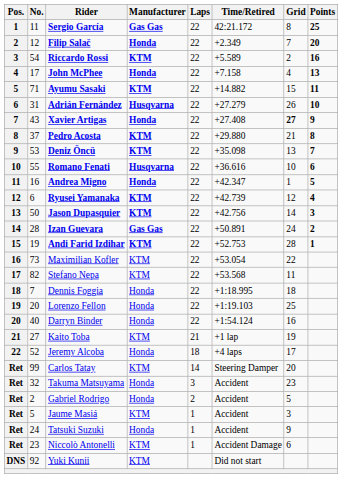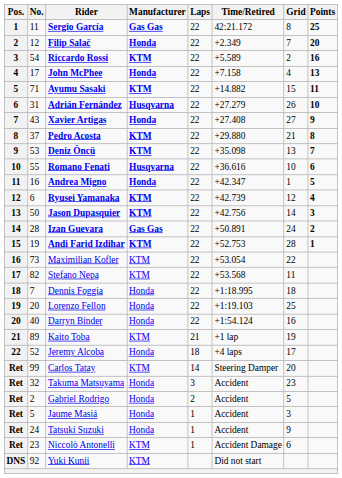(291, 120) bold -> (291, 120) normal
(34, 336) 27 -> (34, 336) 89
(140, 414) KTM -> (142, 414) Honda
